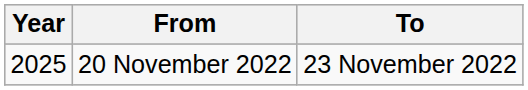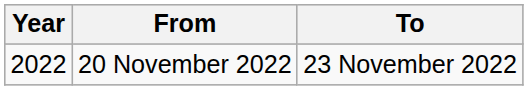(39, 64) 2025 -> (39, 64) 2022
